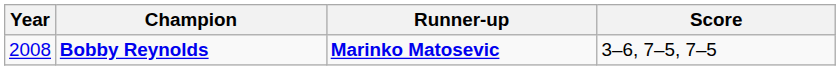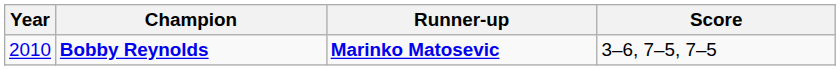(30, 50) 2008 -> (30, 50) 2010
